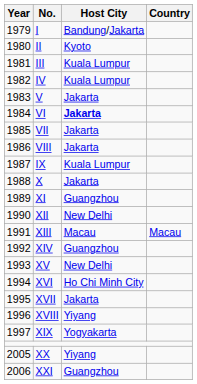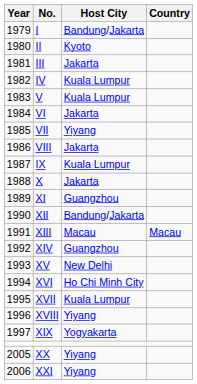(97, 64) Kuala Lumpur -> (81, 64) Jakarta
(81, 97) Jakarta -> (97, 97) Kuala Lumpur
(82, 114) bold -> (81, 114) normal
(81, 131) Jakarta -> (80, 131) Yiyang
(88, 215) New Delhi -> (104, 215) Bandung/Jakarta
(81, 299) Jakarta -> (97, 299) Kuala Lumpur
(91, 372) Guangzhou -> (80, 372) Yiyang
